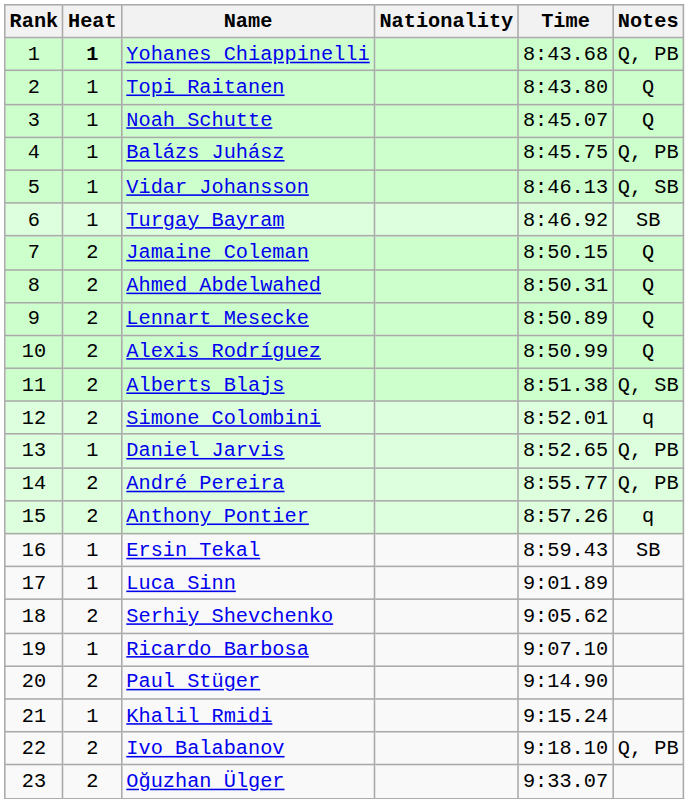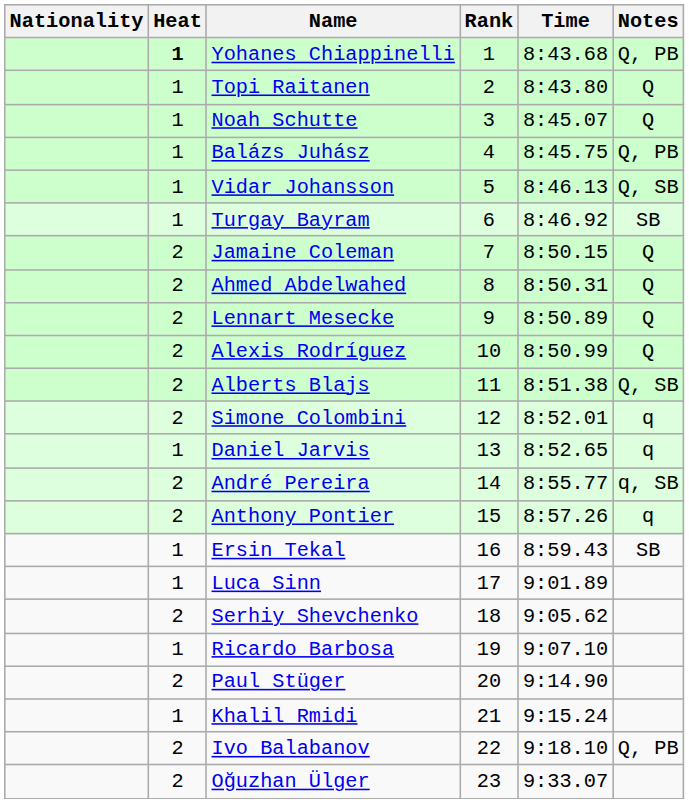columns swapped: (34, 21) <-> (446, 21)
(648, 451) Q, PB -> (648, 451) q
(648, 484) Q, PB -> (648, 484) q, SB
